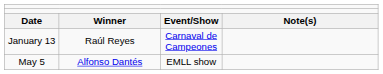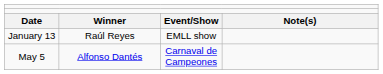(191, 41) Carnaval de Campeones -> (191, 36) EMLL show
(191, 62) EMLL show -> (191, 56) Carnaval de Campeones
